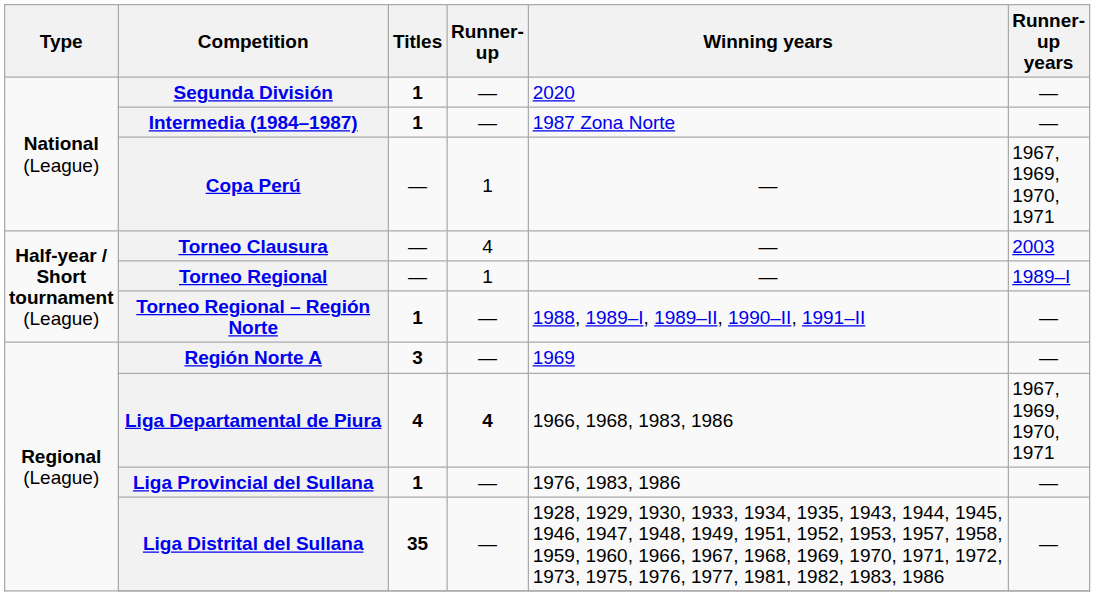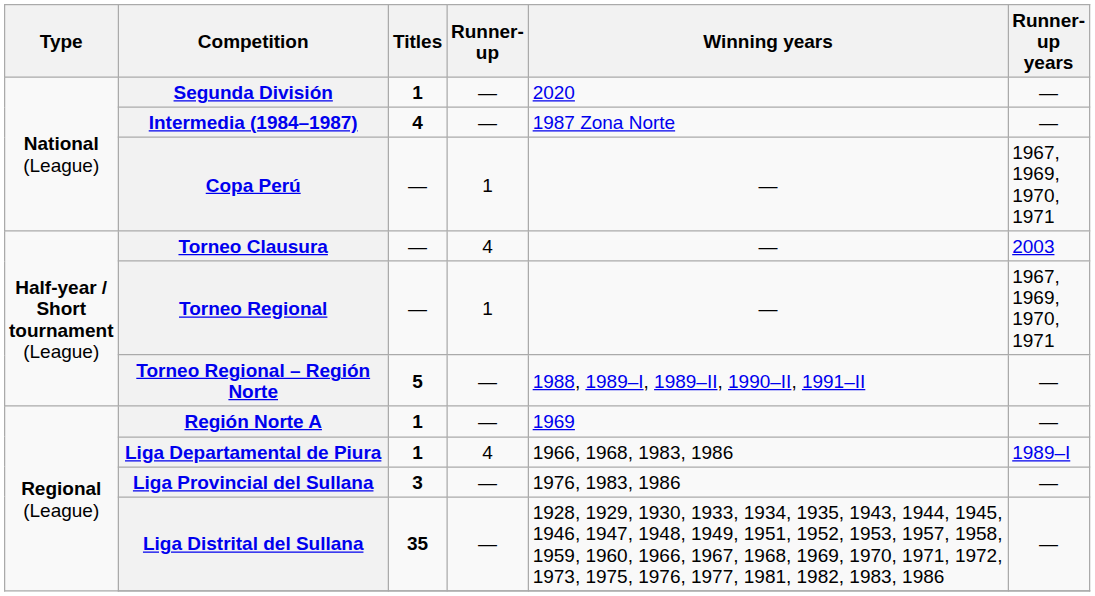(418, 123) 1 -> (418, 123) 4
(1041, 276) 1989–I -> (1036, 308) 1967, 1969, 1970, 1971
(418, 317) 1 -> (418, 381) 5
(418, 358) 3 -> (418, 422) 1
(418, 420) 4 -> (418, 452) 1
(487, 420) bold -> (487, 452) normal
(1036, 420) 1967, 1969, 1970, 1971 -> (1041, 452) 1989–I
(418, 482) 1 -> (418, 482) 3
